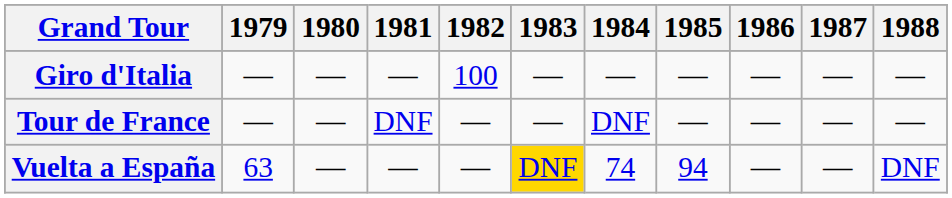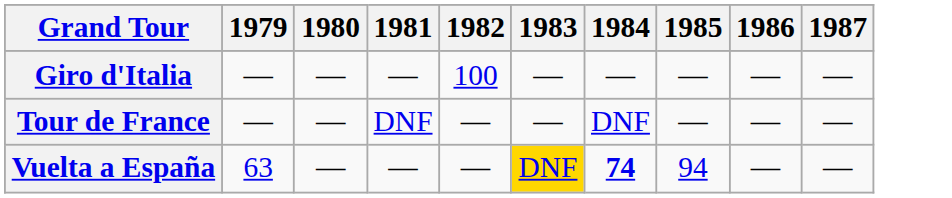- column: (910, 27)
(620, 167) normal -> (620, 167) bold
